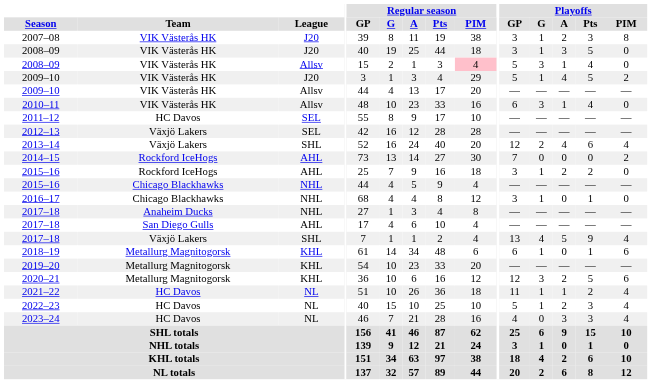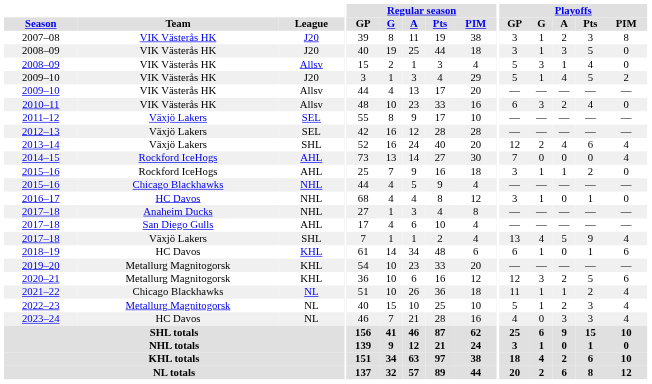(476, 64) pink background -> (476, 64) no background
(564, 104) 1 -> (564, 104) 2
(178, 118) HC Davos -> (178, 118) Växjö Lakers
(626, 158) 2 -> (626, 158) 4
(564, 171) 2 -> (564, 171) 1
(178, 198) Chicago Blackhawks -> (178, 198) HC Davos
(178, 252) Metallurg Magnitogorsk -> (178, 252) HC Davos
(178, 292) HC Davos -> (178, 292) Chicago Blackhawks
(178, 305) HC Davos -> (178, 305) Metallurg Magnitogorsk
